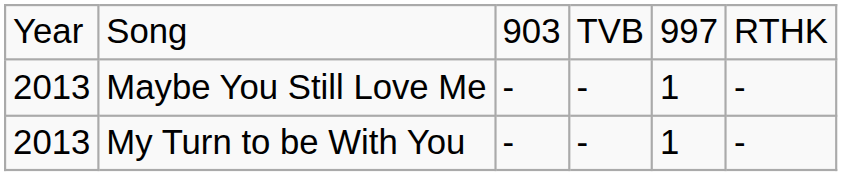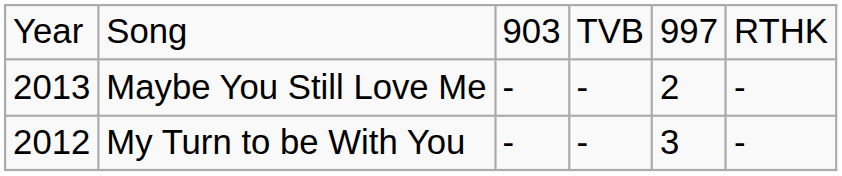(670, 87) 1 -> (670, 87) 2
(52, 142) 2013 -> (52, 142) 2012
(670, 142) 1 -> (670, 142) 3
